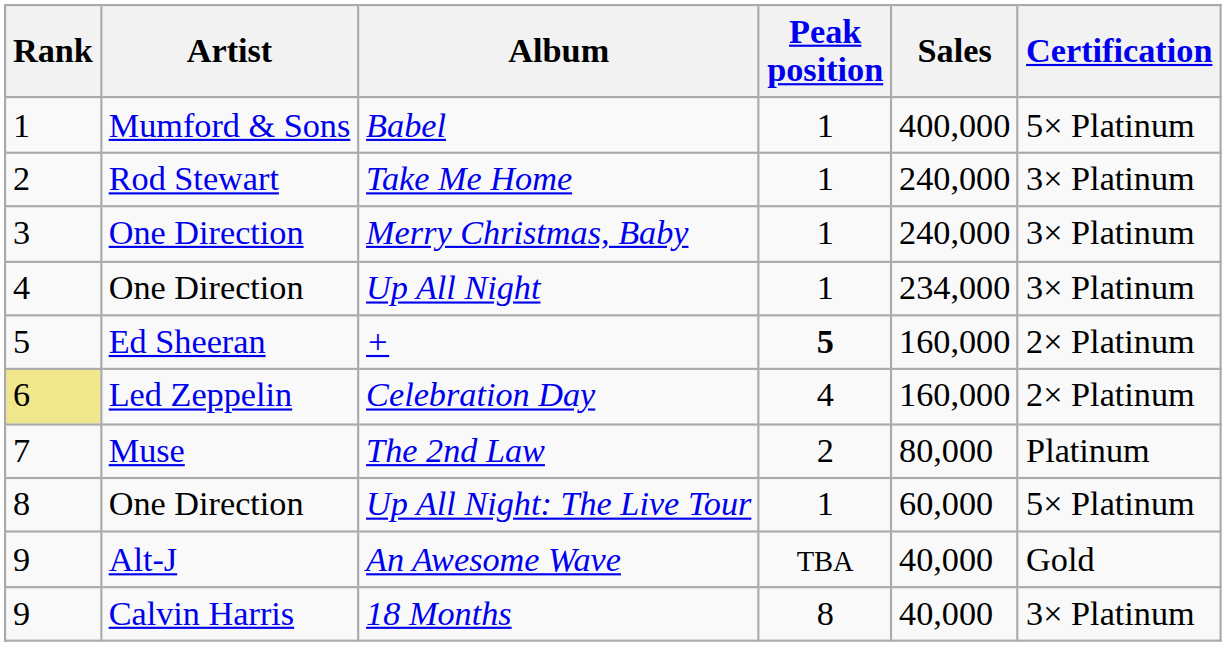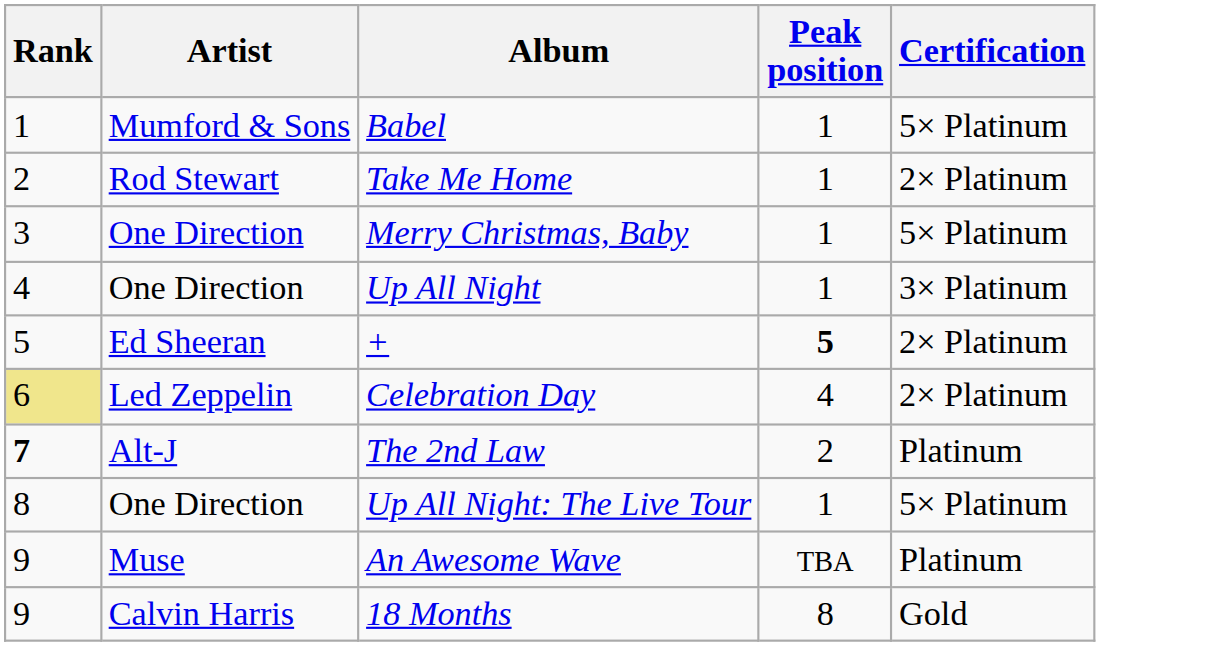- column: (955, 50)
(1110, 178) 3× Platinum -> (983, 178) 2× Platinum
(1110, 233) 3× Platinum -> (983, 233) 5× Platinum
(22, 450) normal -> (22, 450) bold
(147, 450) Muse -> (143, 450) Alt-J
(143, 558) Alt-J -> (147, 558) Muse
(1060, 558) Gold -> (961, 558) Platinum
(1110, 613) 3× Platinum -> (933, 613) Gold
